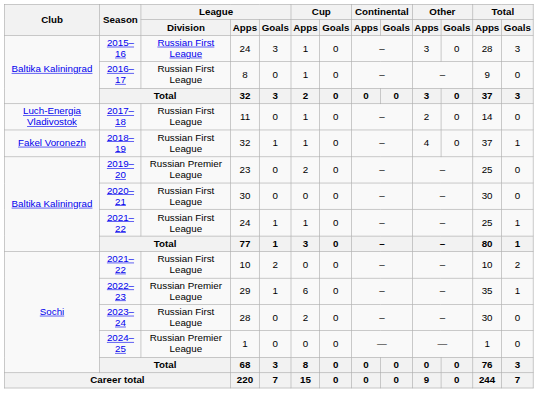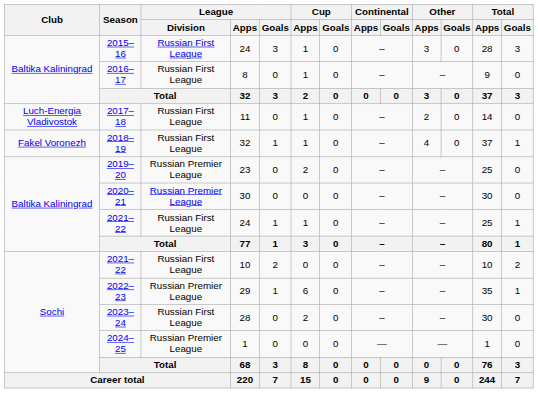(186, 196) Russian First League -> (186, 196) Russian Premier League
